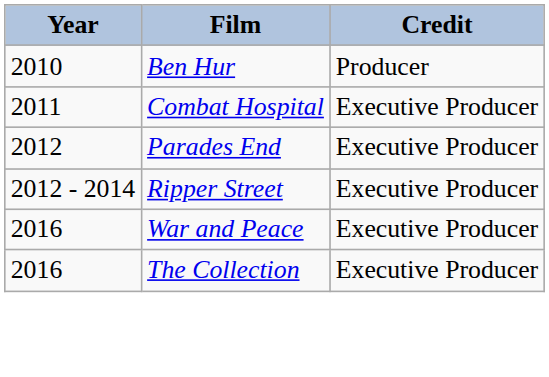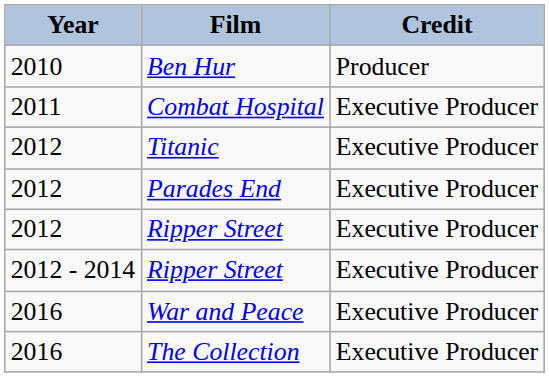+ row: (37, 147)
+ row: (37, 229)
